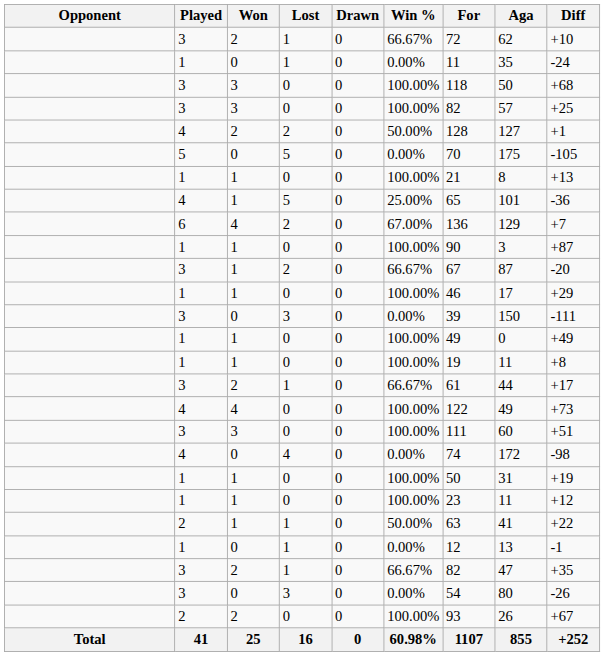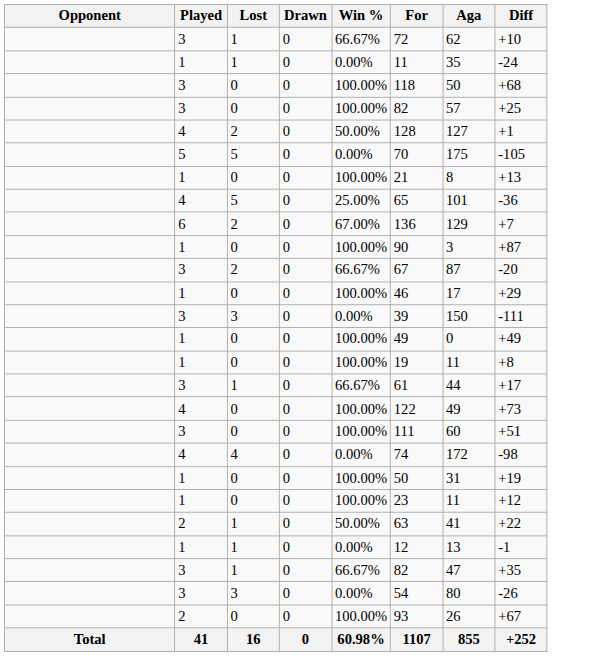- column: (253, 16)
